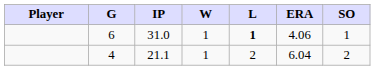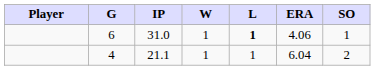(253, 55) 2 -> (253, 55) 1
